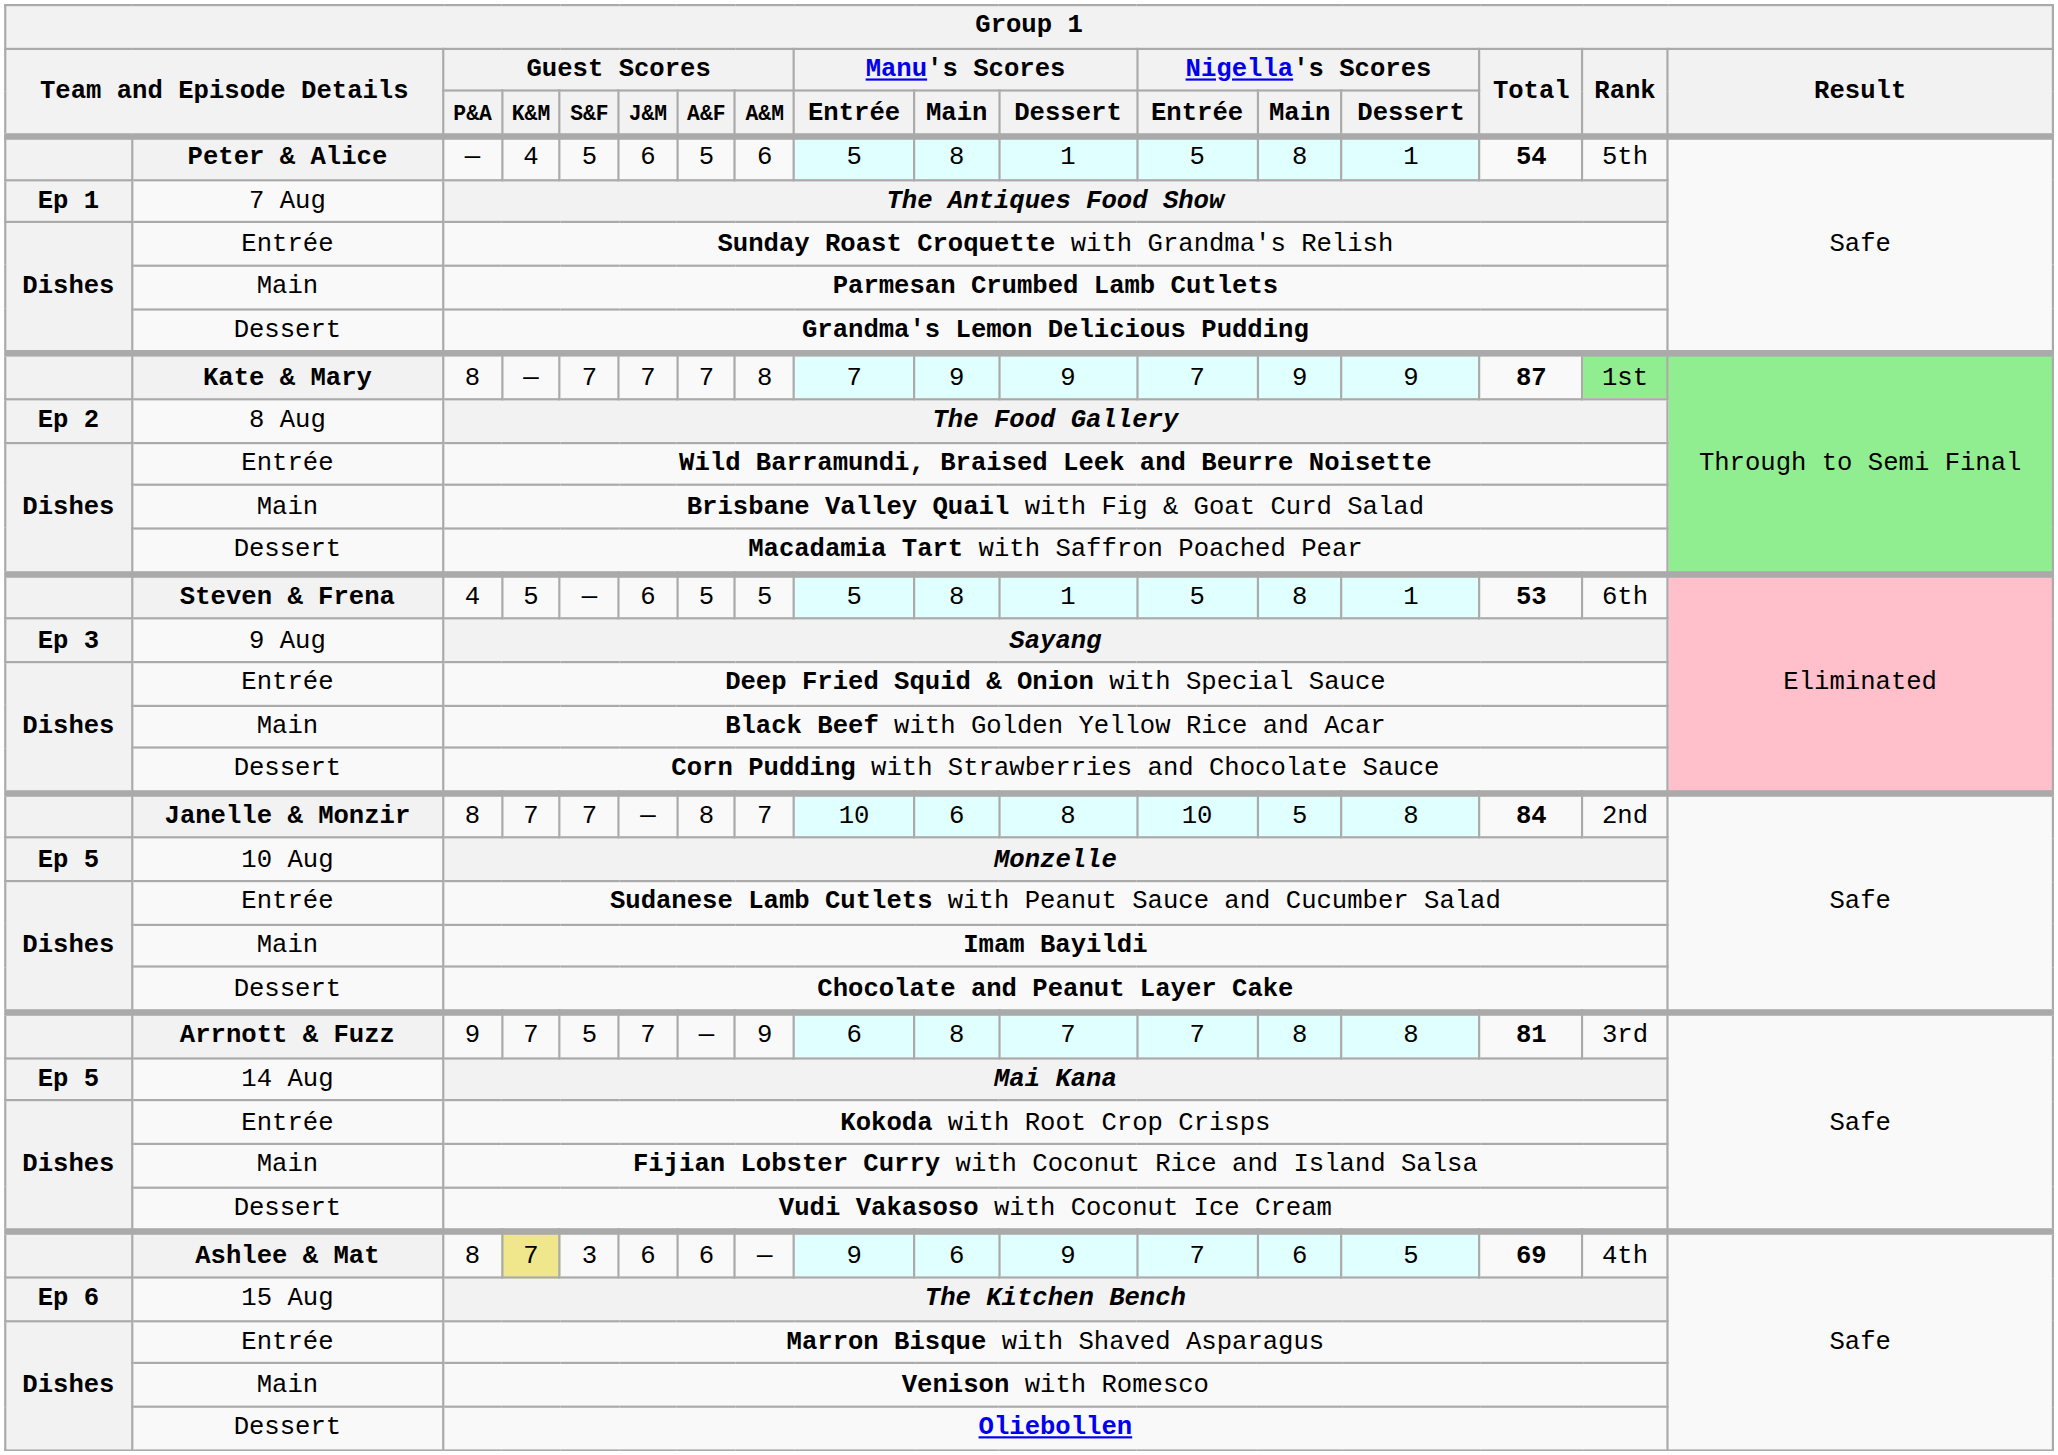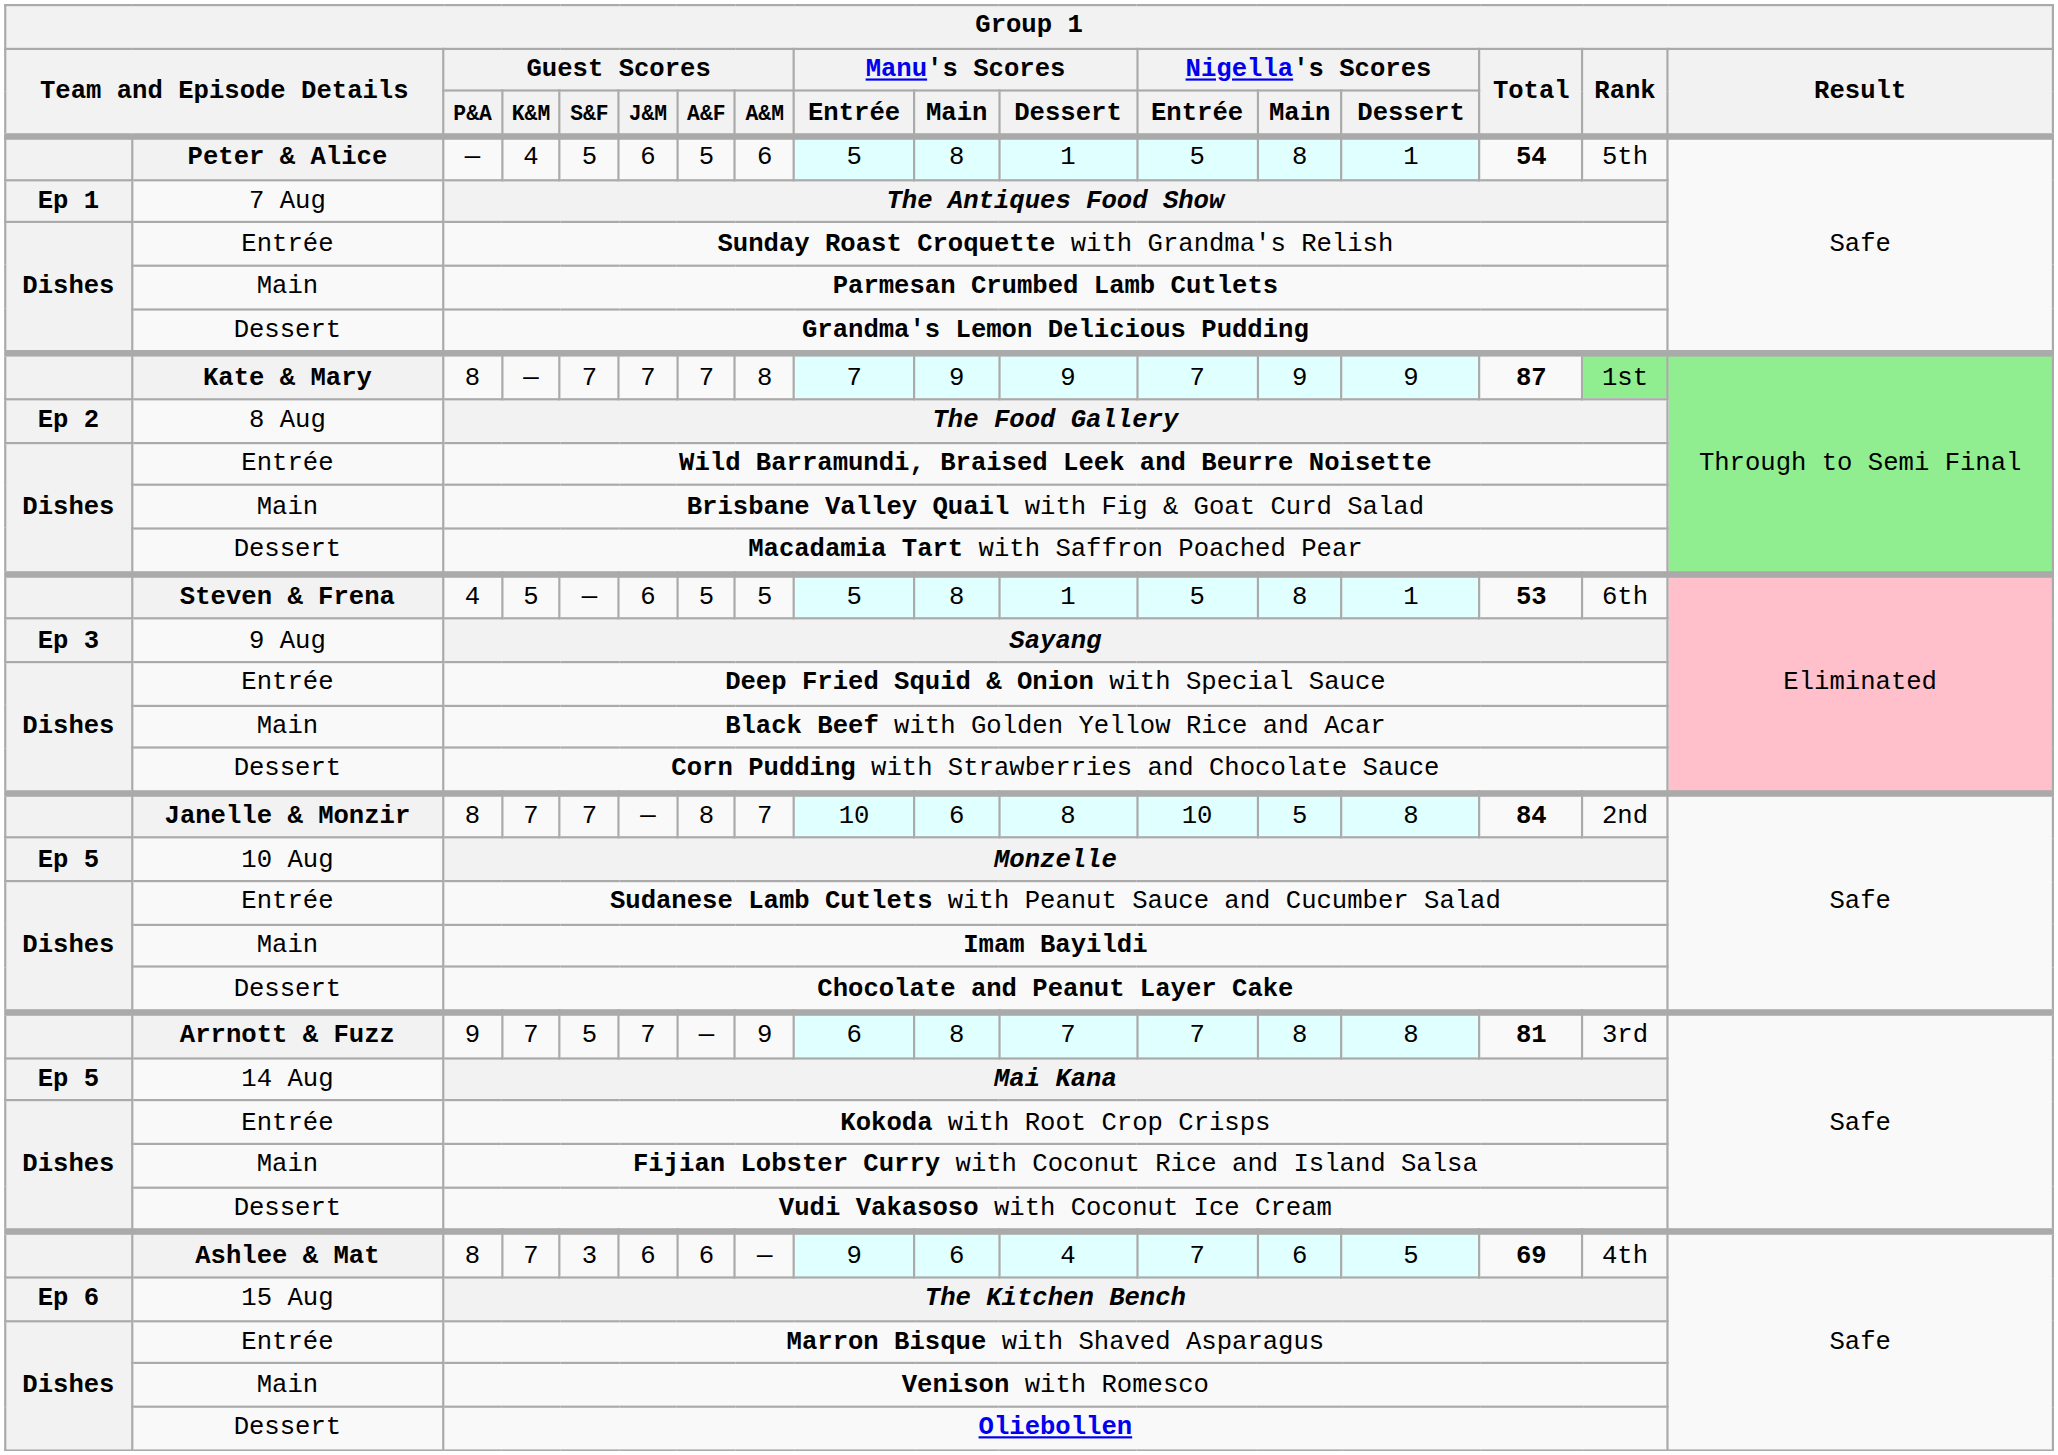(531, 1256) khaki background -> (531, 1256) no background
(1068, 1256) 9 -> (1068, 1256) 4
